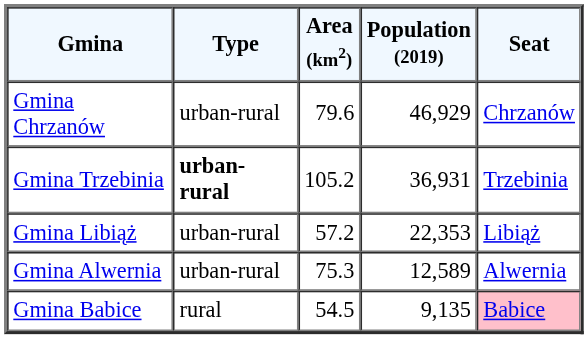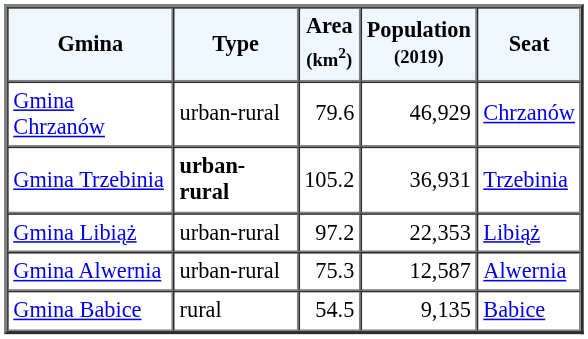(335, 231) 57.2 -> (335, 231) 97.2
(440, 271) 12,589 -> (440, 271) 12,587
(514, 310) pink background -> (514, 310) no background
